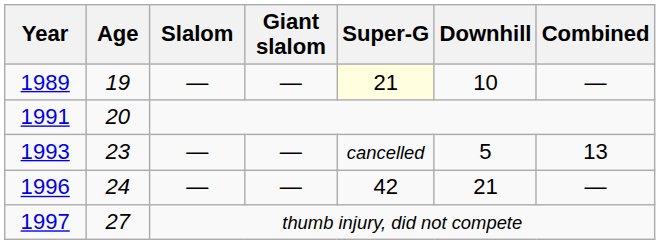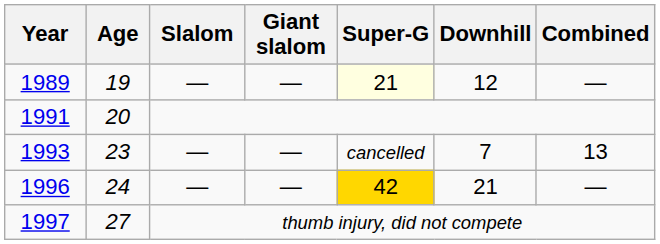(485, 81) 10 -> (485, 81) 12
(485, 151) 5 -> (485, 151) 7
(386, 186) no background -> (386, 186) gold background
